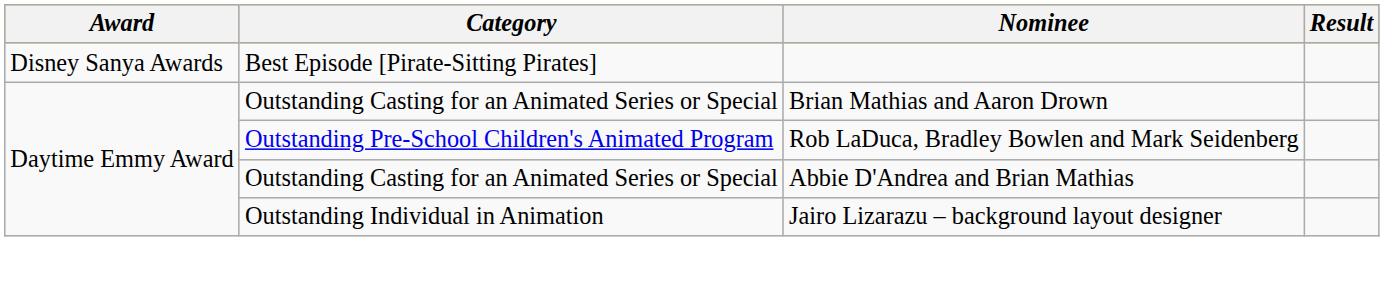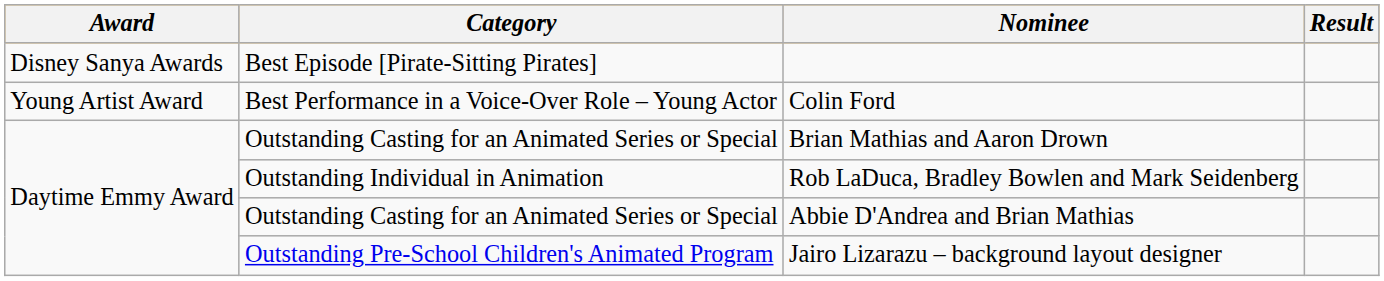+ row: (842, 100)
(509, 139) Outstanding Pre-School Children's Animated Program -> (424, 178) Outstanding Individual in Animation
(424, 216) Outstanding Individual in Animation -> (509, 255) Outstanding Pre-School Children's Animated Program
